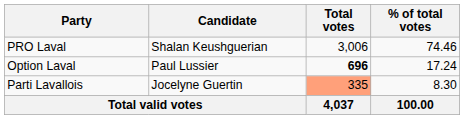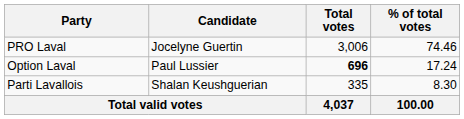(209, 47) Shalan Keushguerian -> (197, 47) Jocelyne Guertin
(197, 85) Jocelyne Guertin -> (209, 85) Shalan Keushguerian
(358, 85) lightsalmon background -> (358, 85) no background
